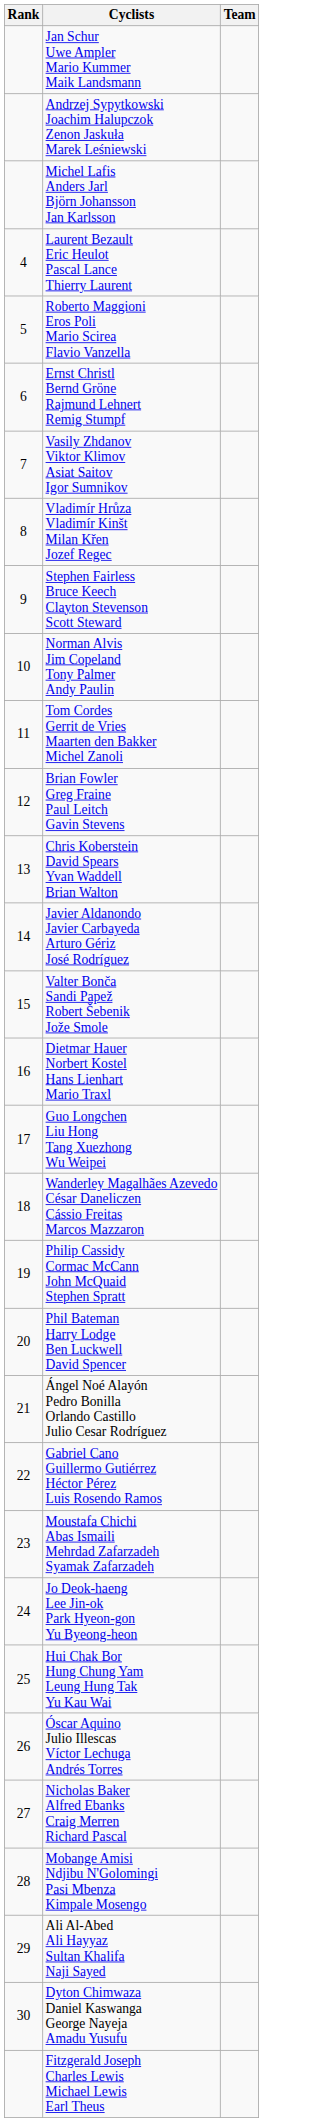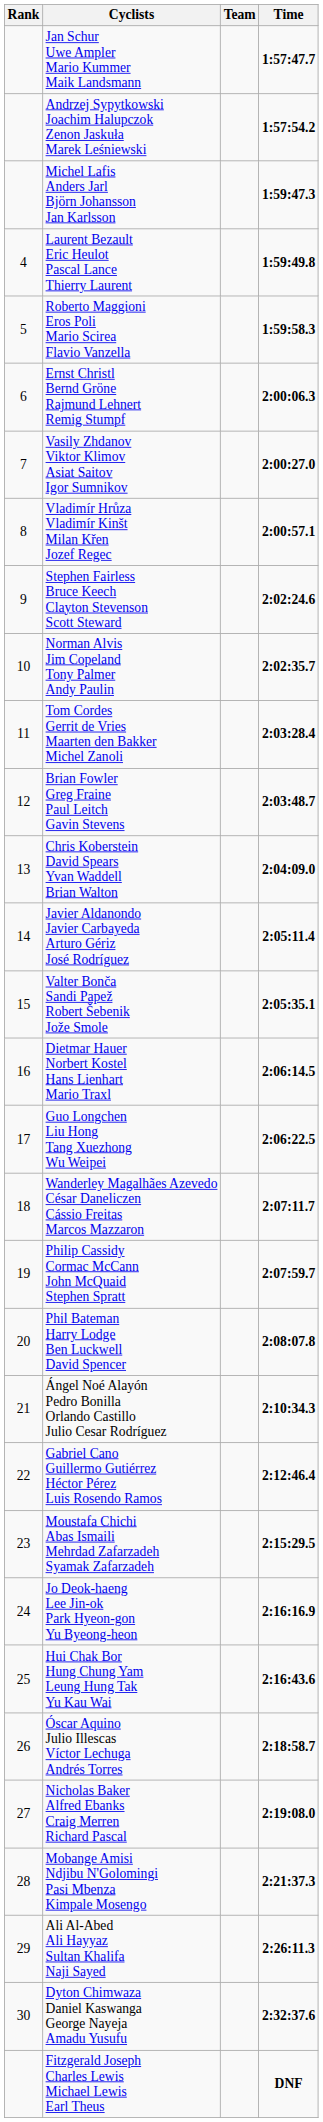+ column: (289, 15)
